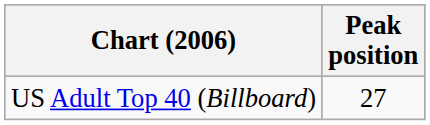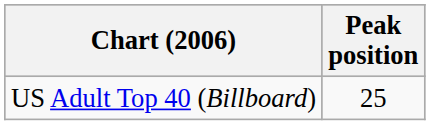(373, 97) 27 -> (373, 97) 25
